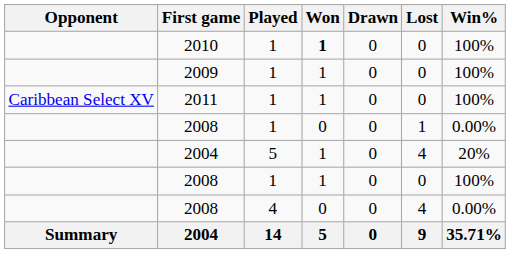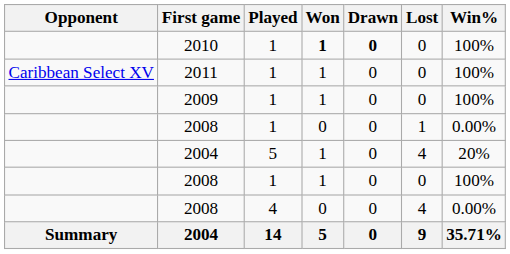(373, 45) normal -> (373, 45) bold
rows swapped: (201, 72) <-> (201, 99)
